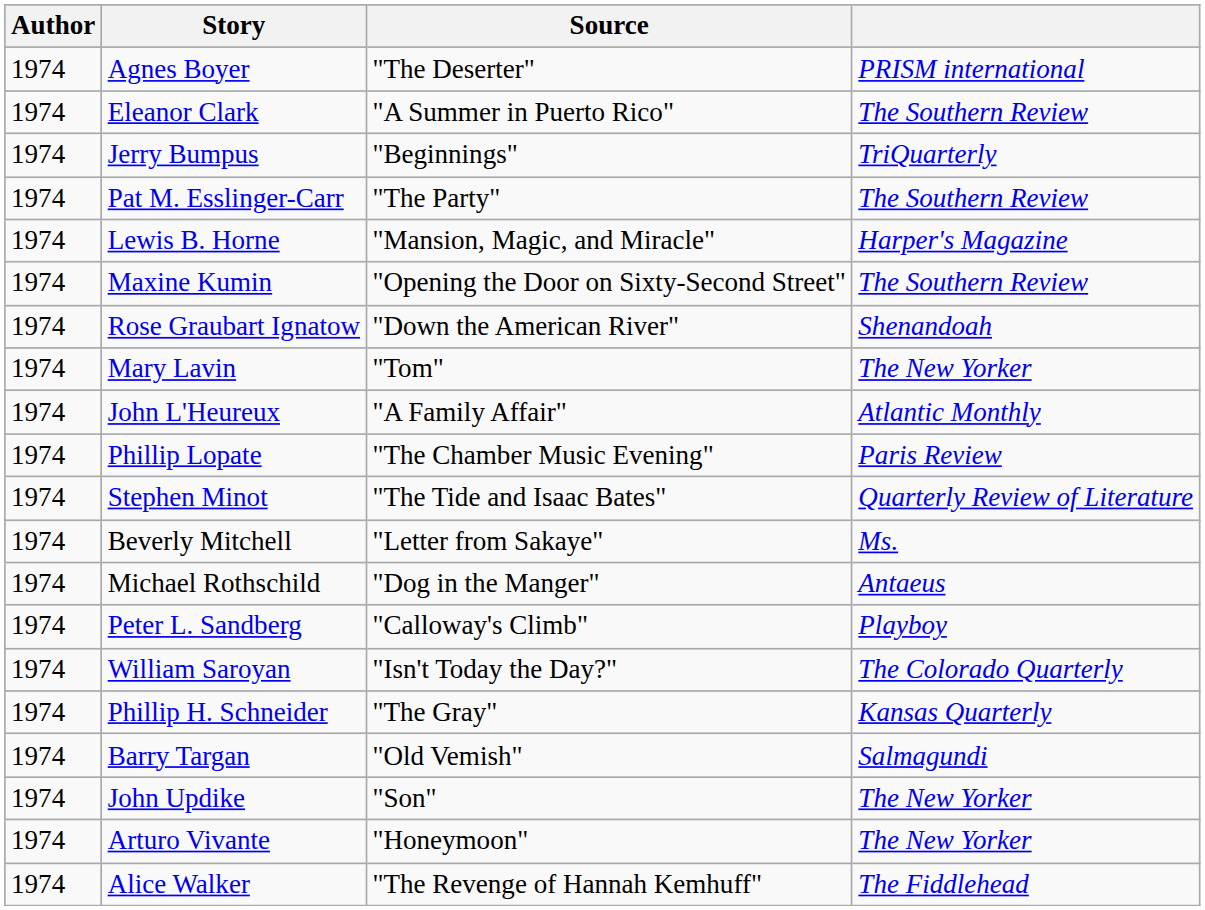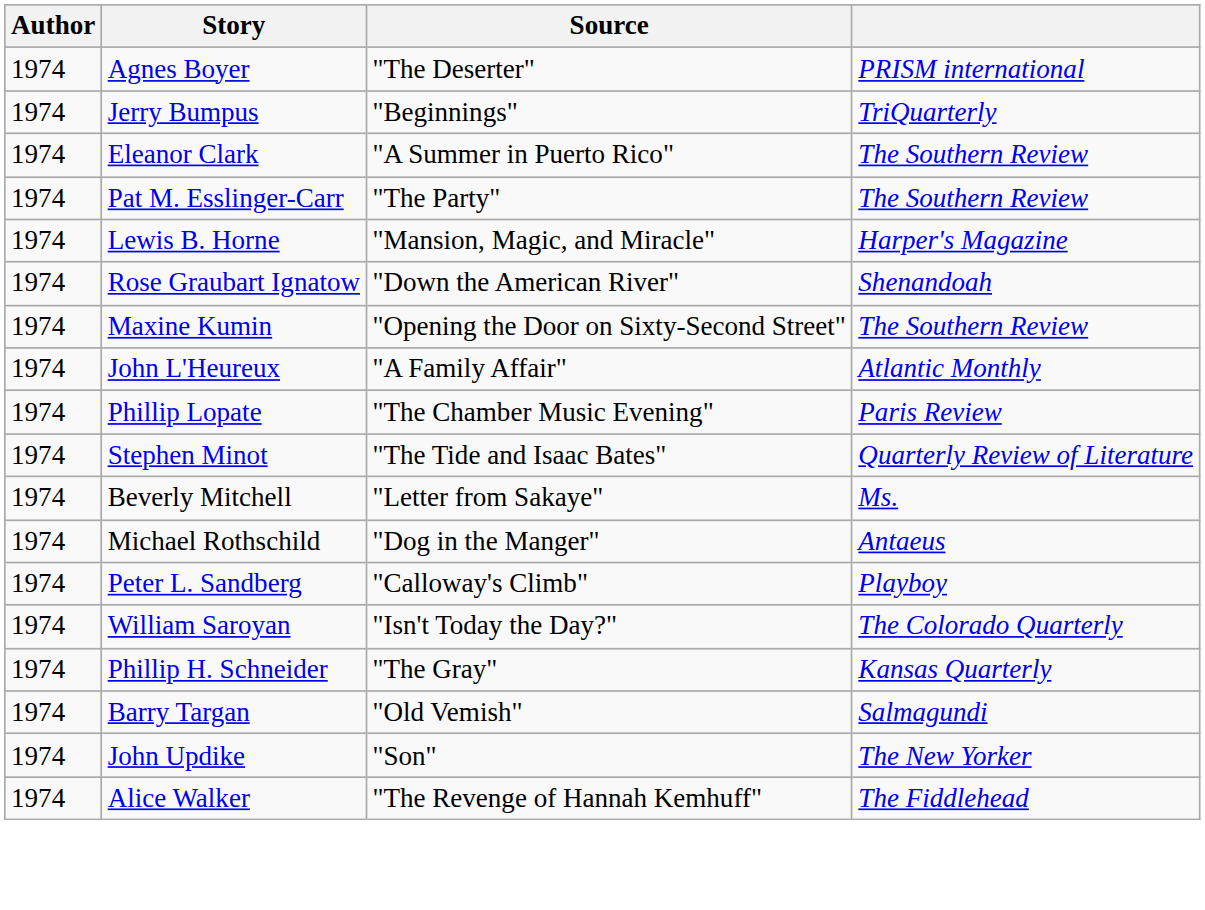rows swapped: (183, 154) <-> (183, 111)
rows swapped: (234, 326) <-> (190, 283)
- row: (172, 369)
- row: (189, 840)
